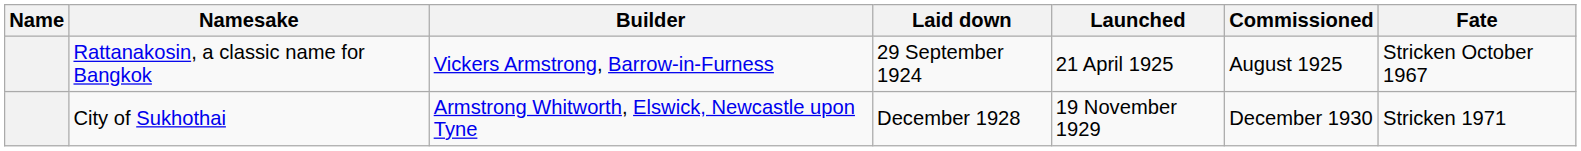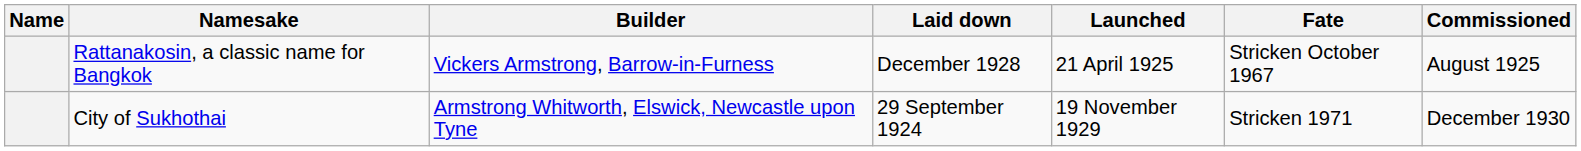columns swapped: (1301, 20) <-> (1477, 20)
(940, 63) 29 September 1924 -> (949, 63) December 1928
(949, 118) December 1928 -> (940, 118) 29 September 1924
